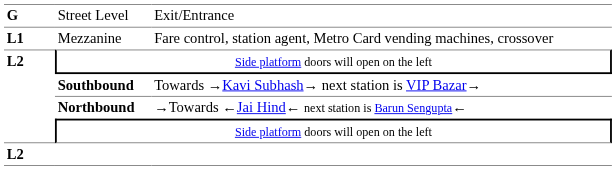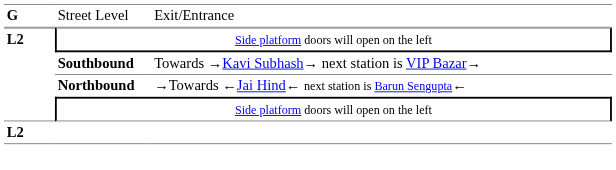- row: (90, 38)
